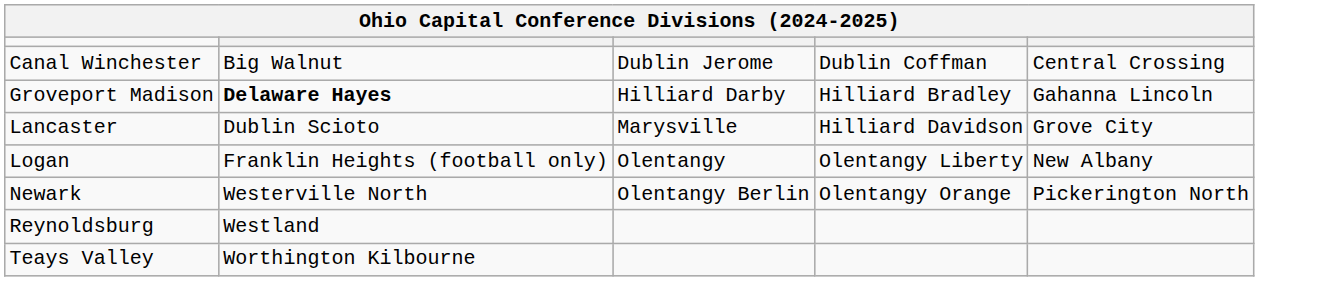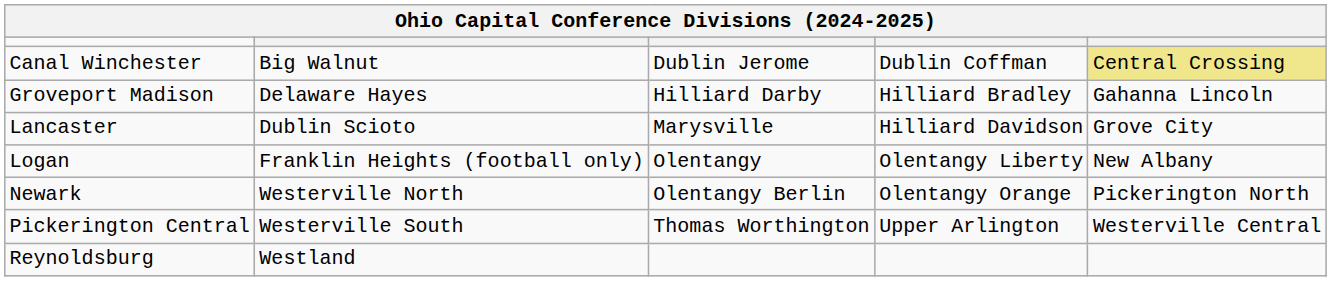(1129, 63) no background -> (1189, 63) khaki background
(307, 96) bold -> (343, 96) normal
+ row: (130, 226)
- row: (82, 259)
